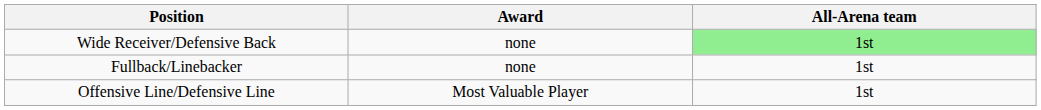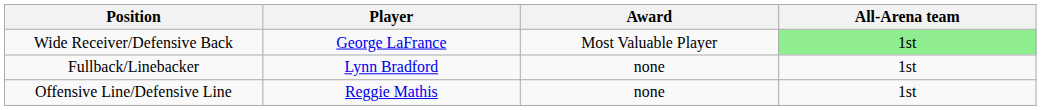+ column: (391, 17)
(520, 42) none -> (649, 42) Most Valuable Player
(520, 92) Most Valuable Player -> (649, 92) none
